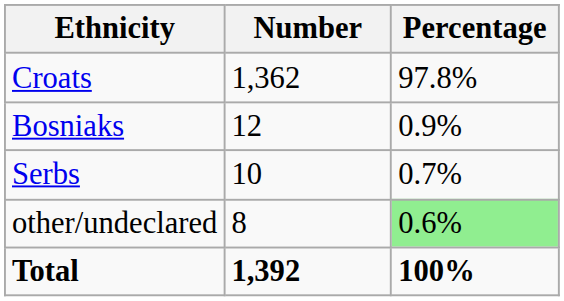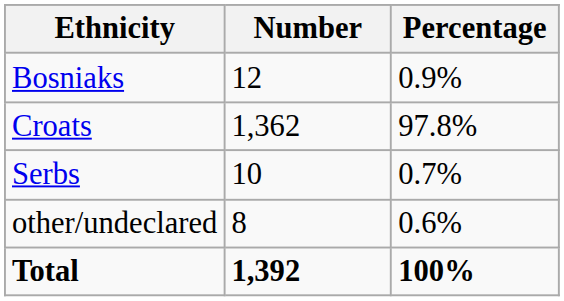rows swapped: (52, 77) <-> (68, 125)
(430, 222) lightgreen background -> (430, 222) no background
